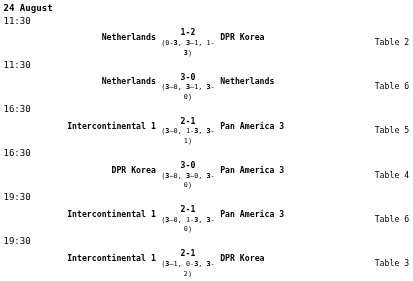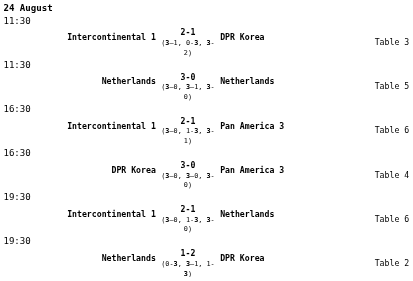rows swapped: (111, 258) <-> (129, 38)
(392, 86) Table 6 -> (392, 86) Table 5
(392, 131) Table 5 -> (392, 131) Table 6
(252, 214) Pan America 3 -> (247, 214) Netherlands
